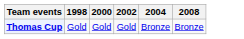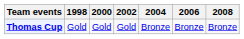+ column: (189, 12)
